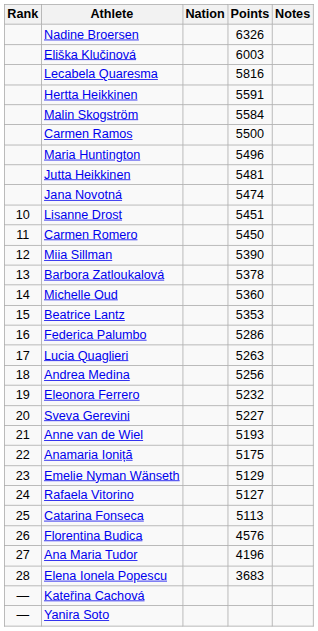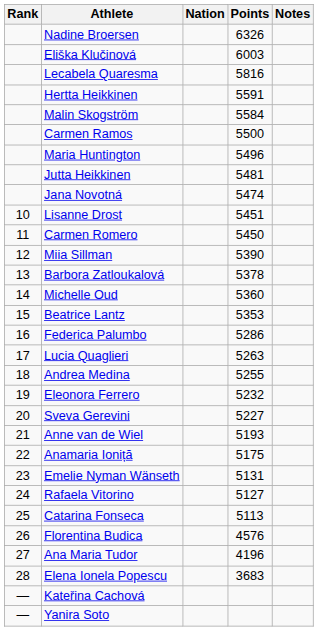(250, 375) 5256 -> (250, 375) 5255
(250, 475) 5129 -> (250, 475) 5131
